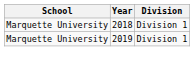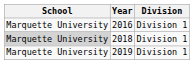+ row: (122, 25)
(57, 25) no background -> (57, 39) lightgrey background
